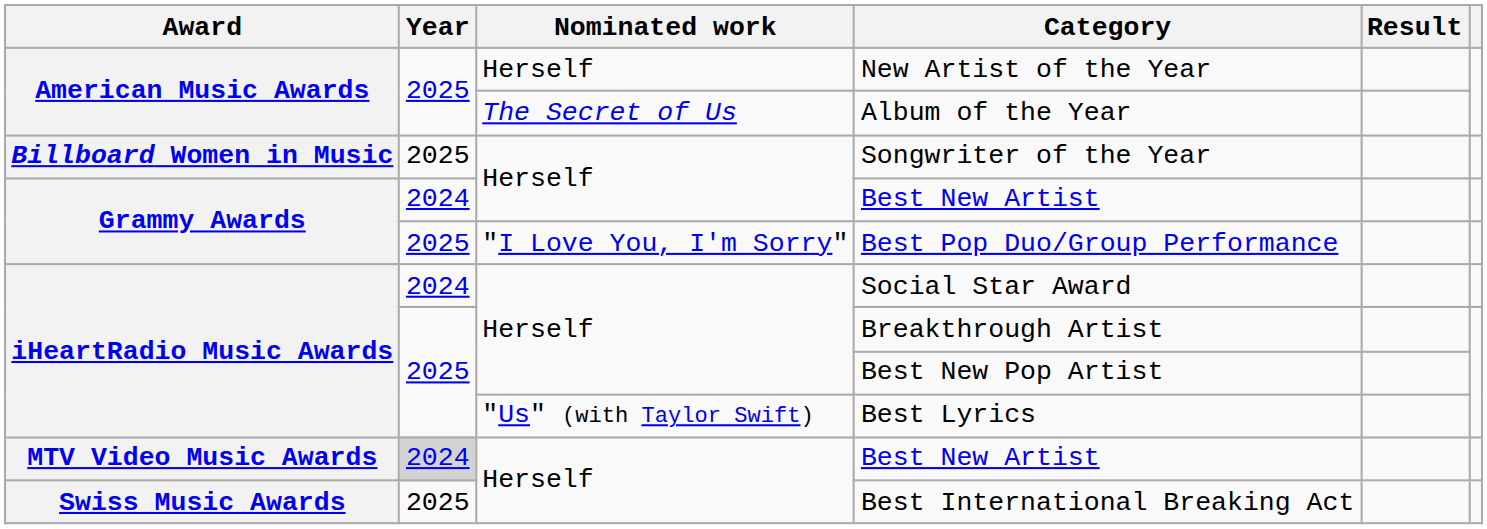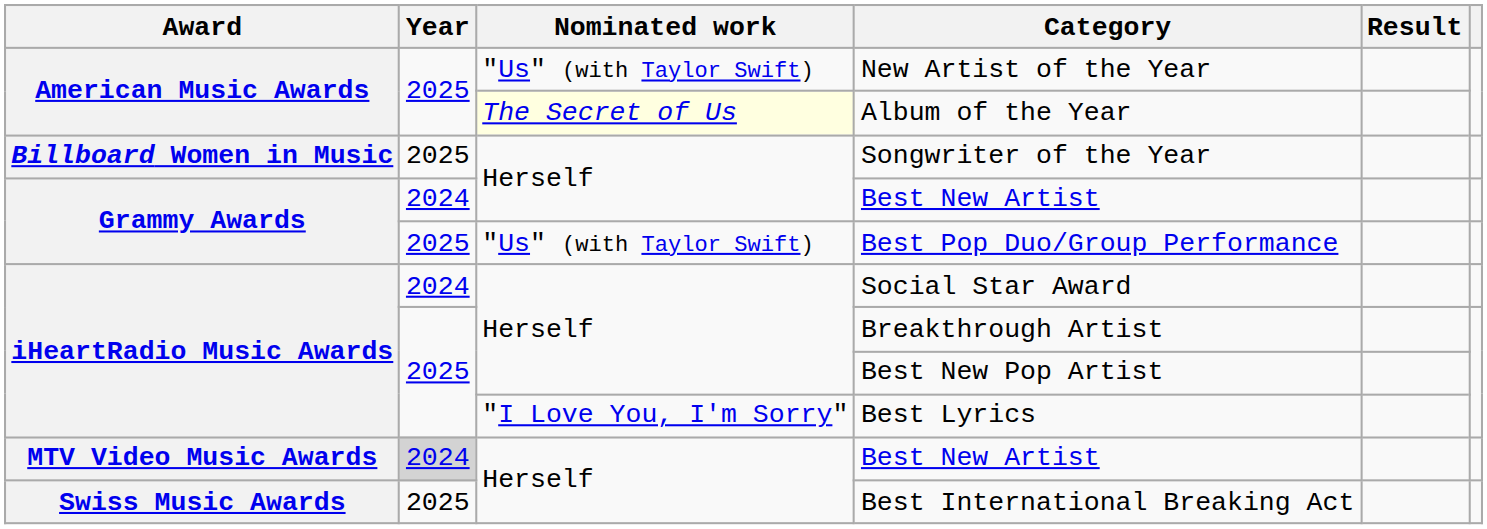(538, 70) Herself -> (648, 70) "Us" (with Taylor Swift)
(610, 113) no background -> (610, 113) lightyellow background
(665, 243) "I Love You, I'm Sorry" -> (648, 243) "Us" (with Taylor Swift)
(648, 416) "Us" (with Taylor Swift) -> (665, 416) "I Love You, I'm Sorry"
